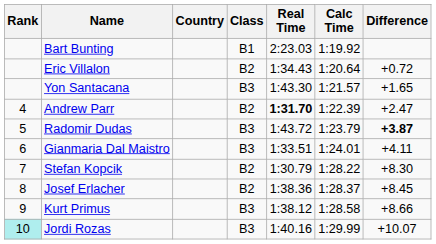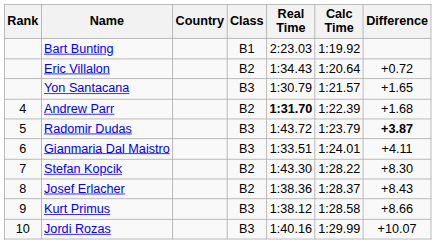(291, 88) 1:43.30 -> (291, 88) 1:30.79
(397, 108) +2.47 -> (397, 108) +1.68
(291, 169) 1:30.79 -> (291, 169) 1:43.30
(397, 189) +8.45 -> (397, 189) +8.43
(23, 229) paleturquoise background -> (23, 229) no background
